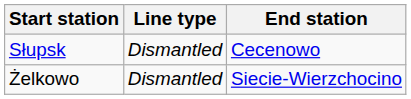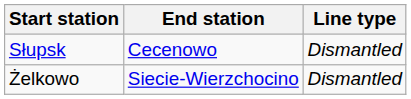columns swapped: (316, 19) <-> (175, 19)
